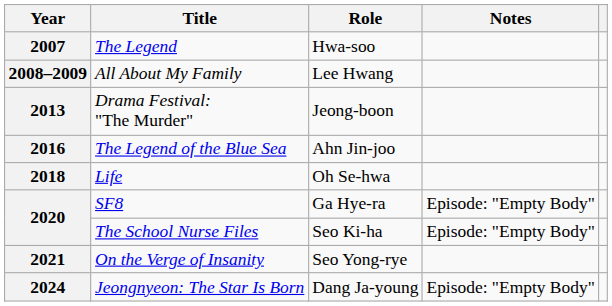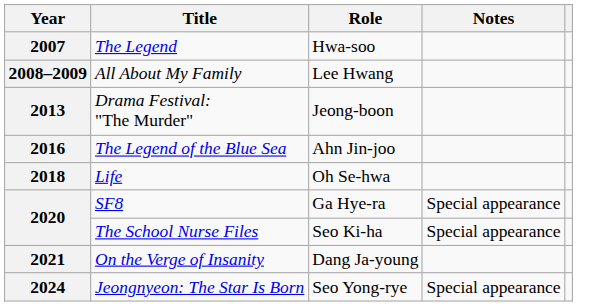(511, 203) Episode: "Empty Body" -> (494, 203) Special appearance
(511, 231) Episode: "Empty Body" -> (494, 231) Special appearance
(360, 259) Seo Yong-rye -> (365, 259) Dang Ja-young
(365, 286) Dang Ja-young -> (360, 286) Seo Yong-rye
(511, 286) Episode: "Empty Body" -> (494, 286) Special appearance
